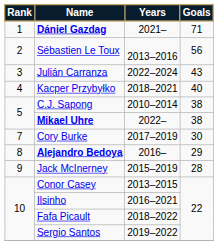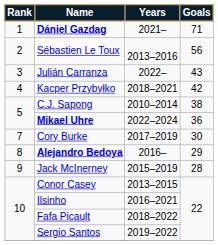(152, 73) 2022–2024 -> (152, 73) 2022–
(197, 89) 40 -> (197, 89) 42
(152, 121) 2022– -> (152, 121) 2022–2024
(197, 121) 38 -> (197, 121) 36
